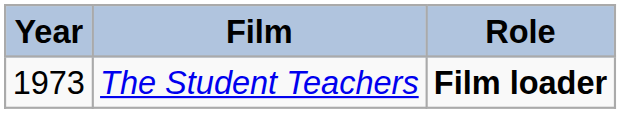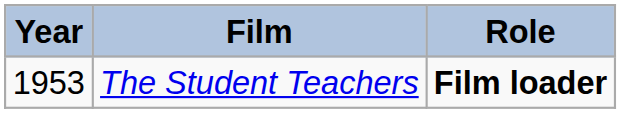(49, 82) 1973 -> (49, 82) 1953
